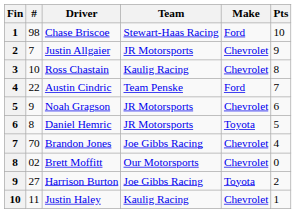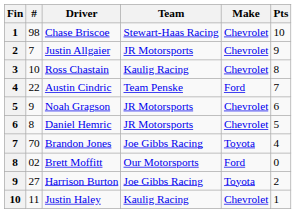(235, 32) Ford -> (246, 32) Chevrolet
(239, 125) Toyota -> (246, 125) Chevrolet
(246, 143) Chevrolet -> (239, 143) Toyota
(246, 162) Chevrolet -> (235, 162) Ford
